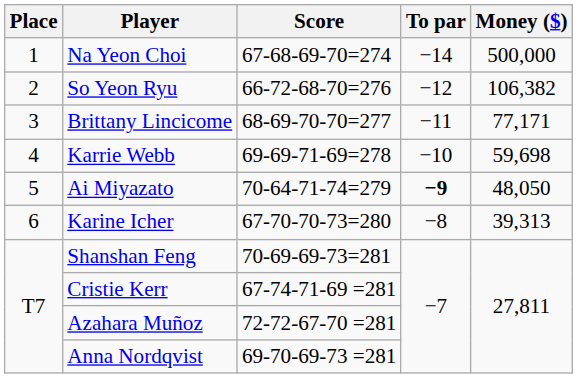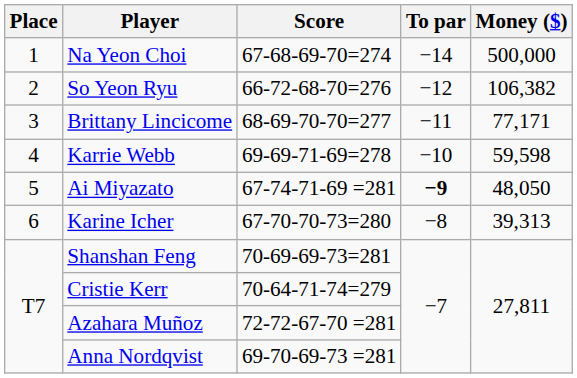(522, 155) 59,698 -> (522, 155) 59,598
(316, 188) 70-64-71-74=279 -> (319, 188) 67-74-71-69 =281
(319, 289) 67-74-71-69 =281 -> (316, 289) 70-64-71-74=279
